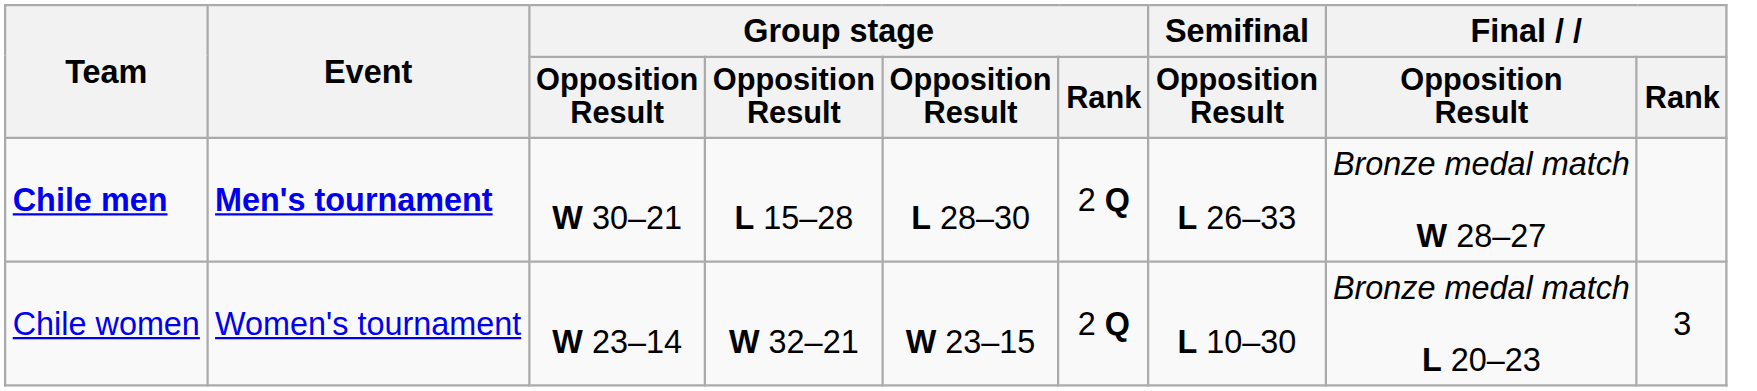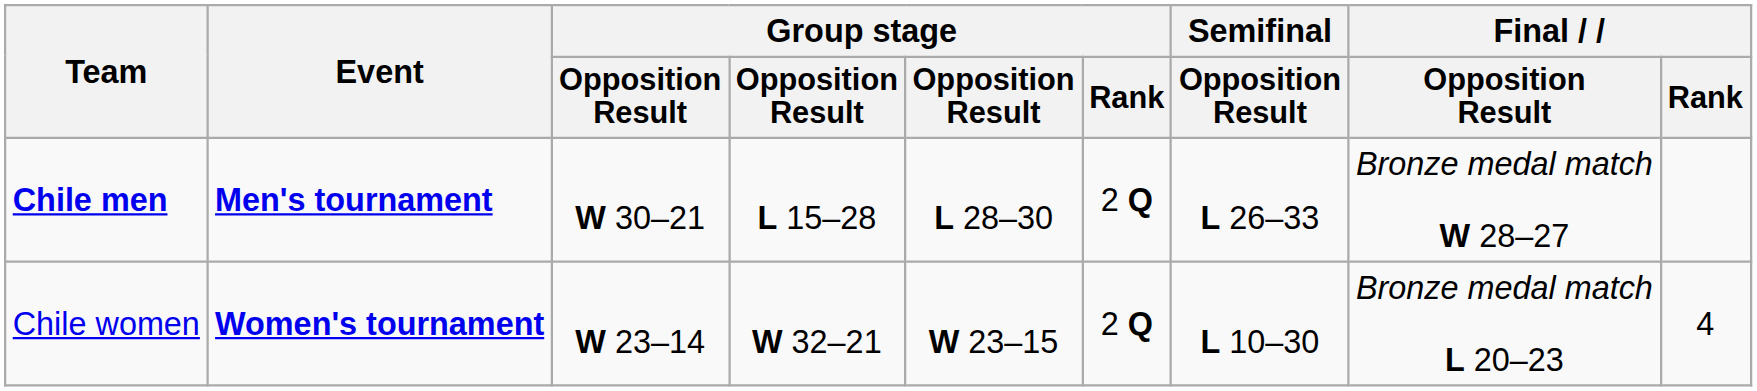(368, 324) normal -> (380, 324) bold
(1682, 324) 3 -> (1705, 324) 4
